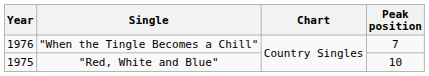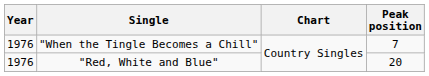(20, 62) 1975 -> (20, 62) 1976
(395, 62) 10 -> (395, 62) 20
